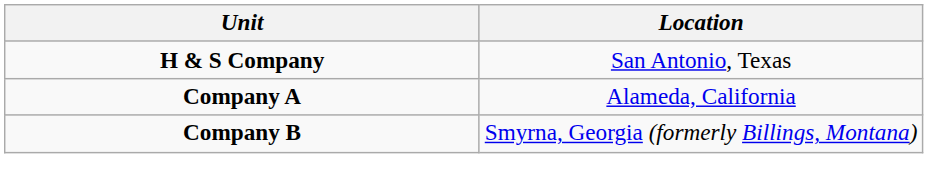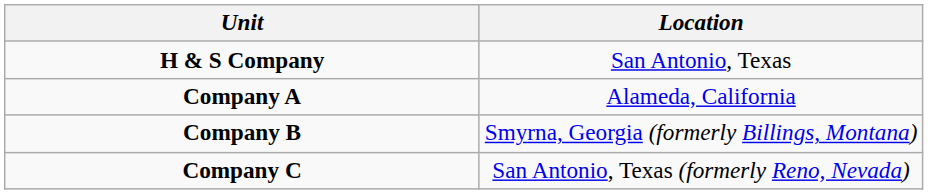+ row: (242, 170)
